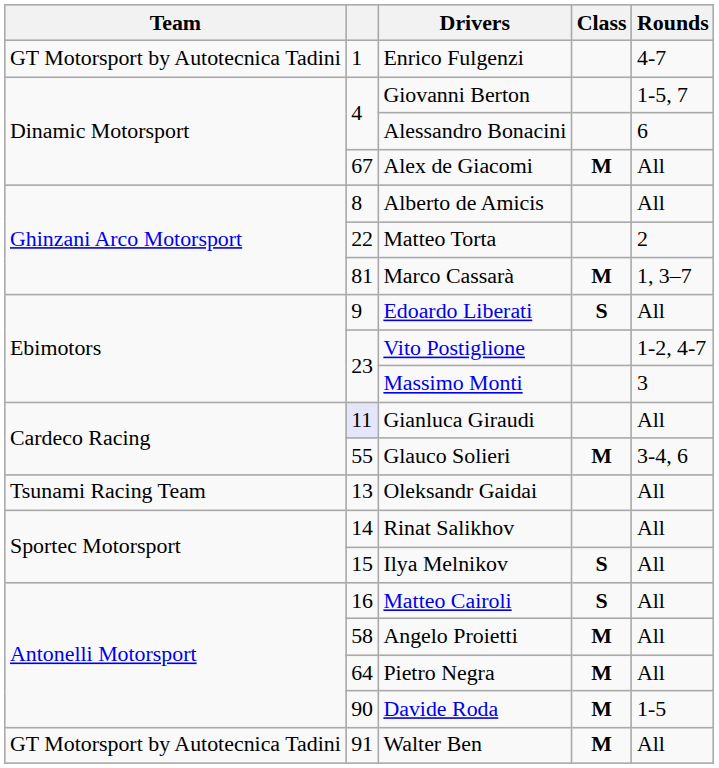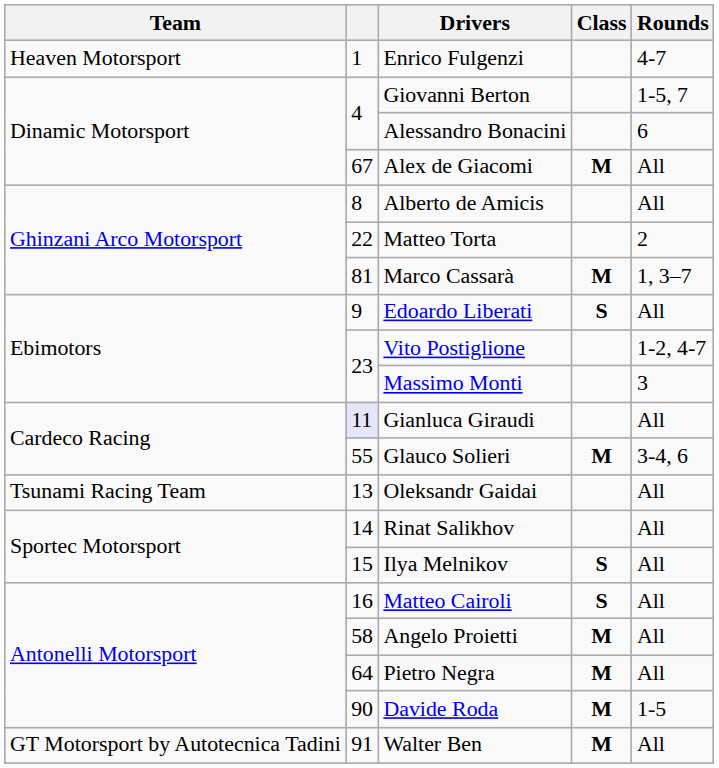(175, 58) GT Motorsport by Autotecnica Tadini -> (95, 58) Heaven Motorsport
